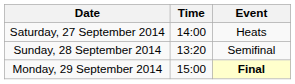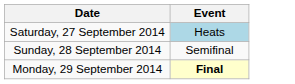- column: (191, 13)
(251, 32) no background -> (210, 32) lightblue background
